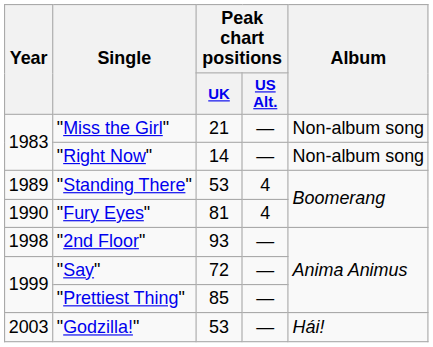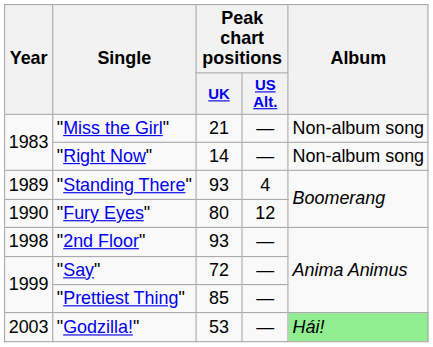(219, 184) 53 -> (219, 184) 93
(219, 213) 81 -> (219, 213) 80
(265, 213) 4 -> (265, 213) 12
(309, 327) no background -> (309, 327) lightgreen background
